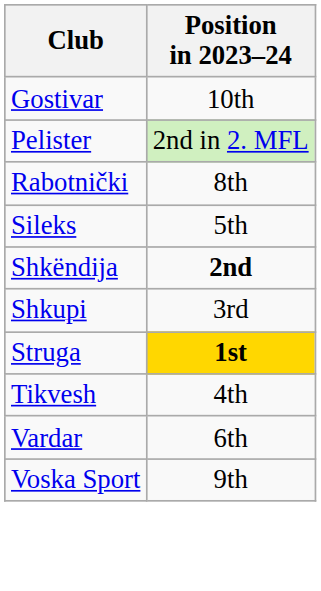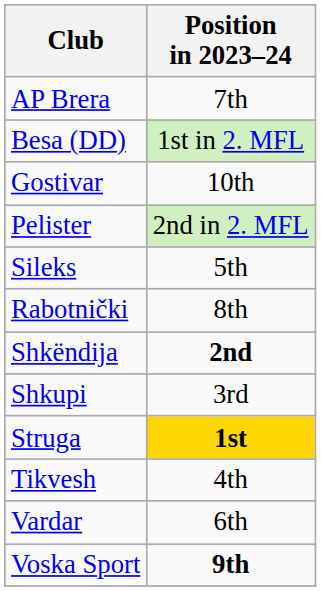+ row: (61, 98)
+ row: (69, 140)
rows swapped: (70, 182) <-> (44, 225)
(231, 479) normal -> (231, 564) bold
